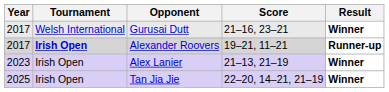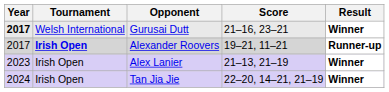(19, 30) normal -> (19, 30) bold
(19, 79) 2025 -> (19, 79) 2024
